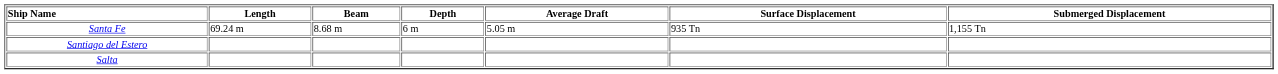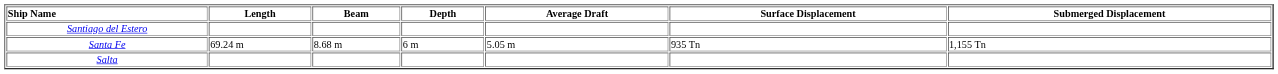rows swapped: (107, 29) <-> (107, 44)
